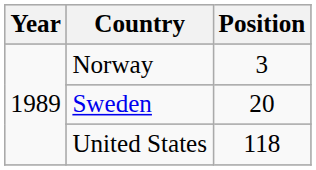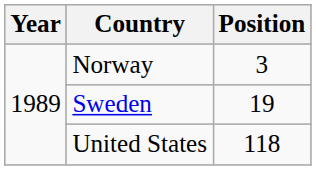(262, 104) 20 -> (262, 104) 19
